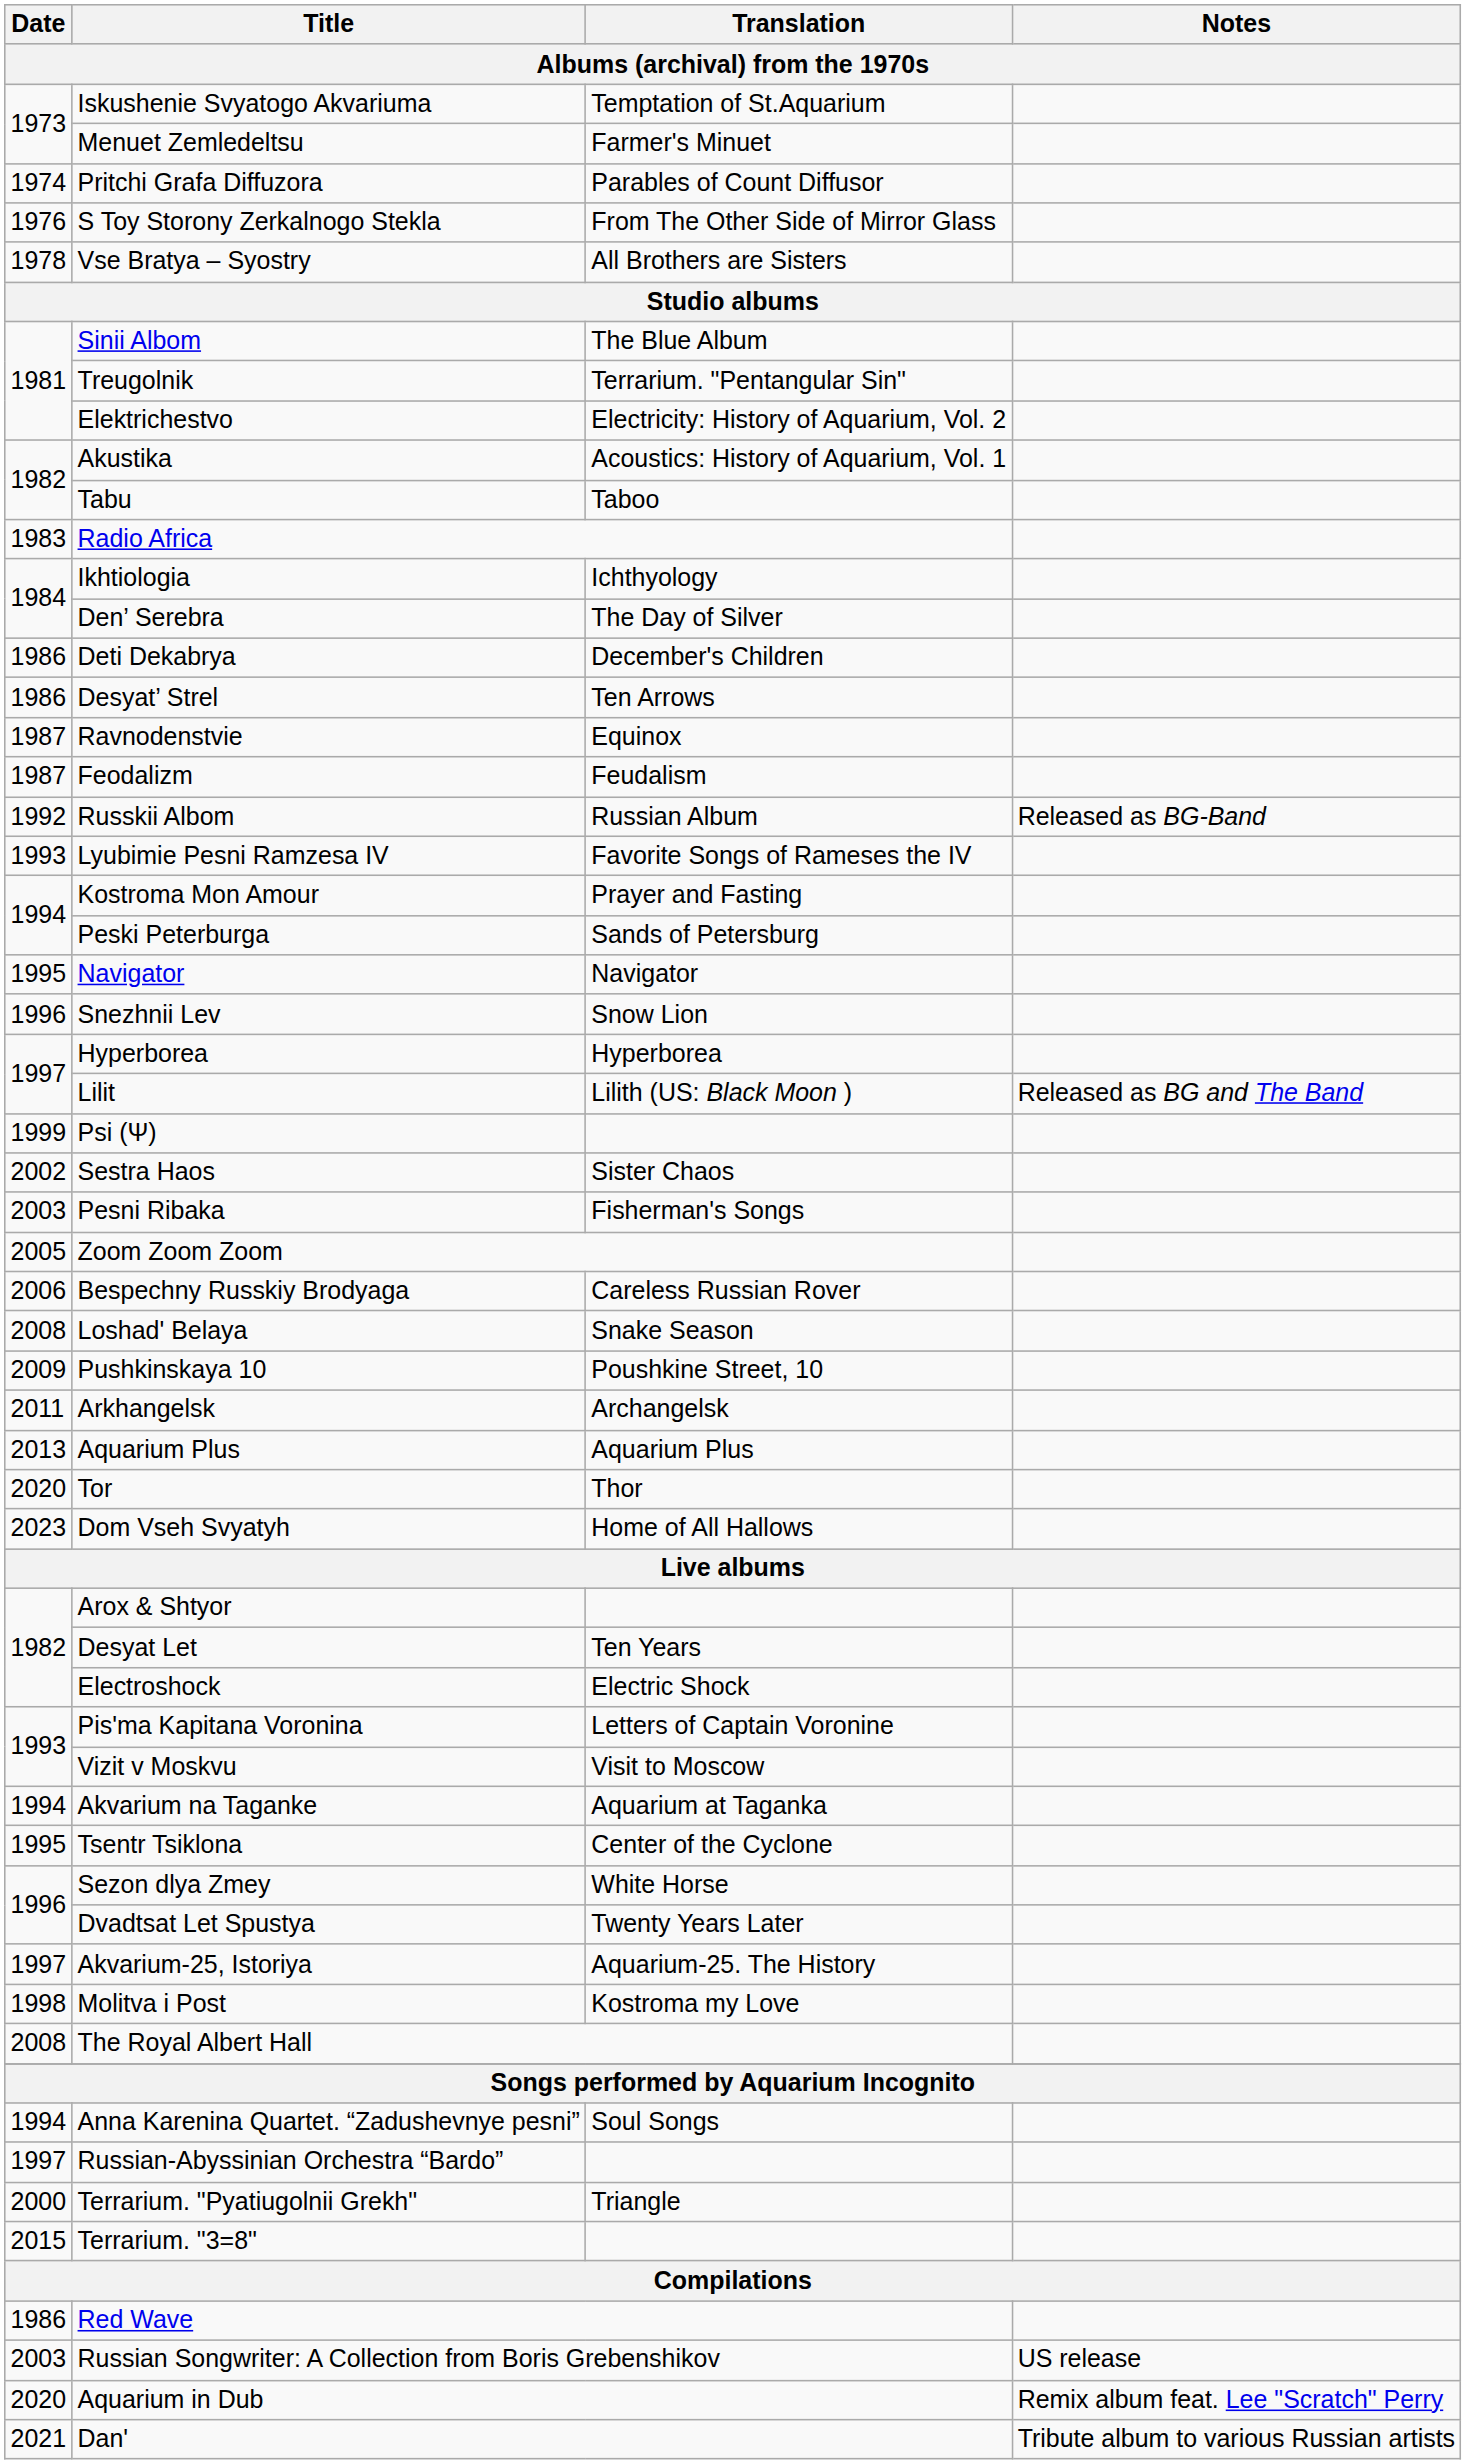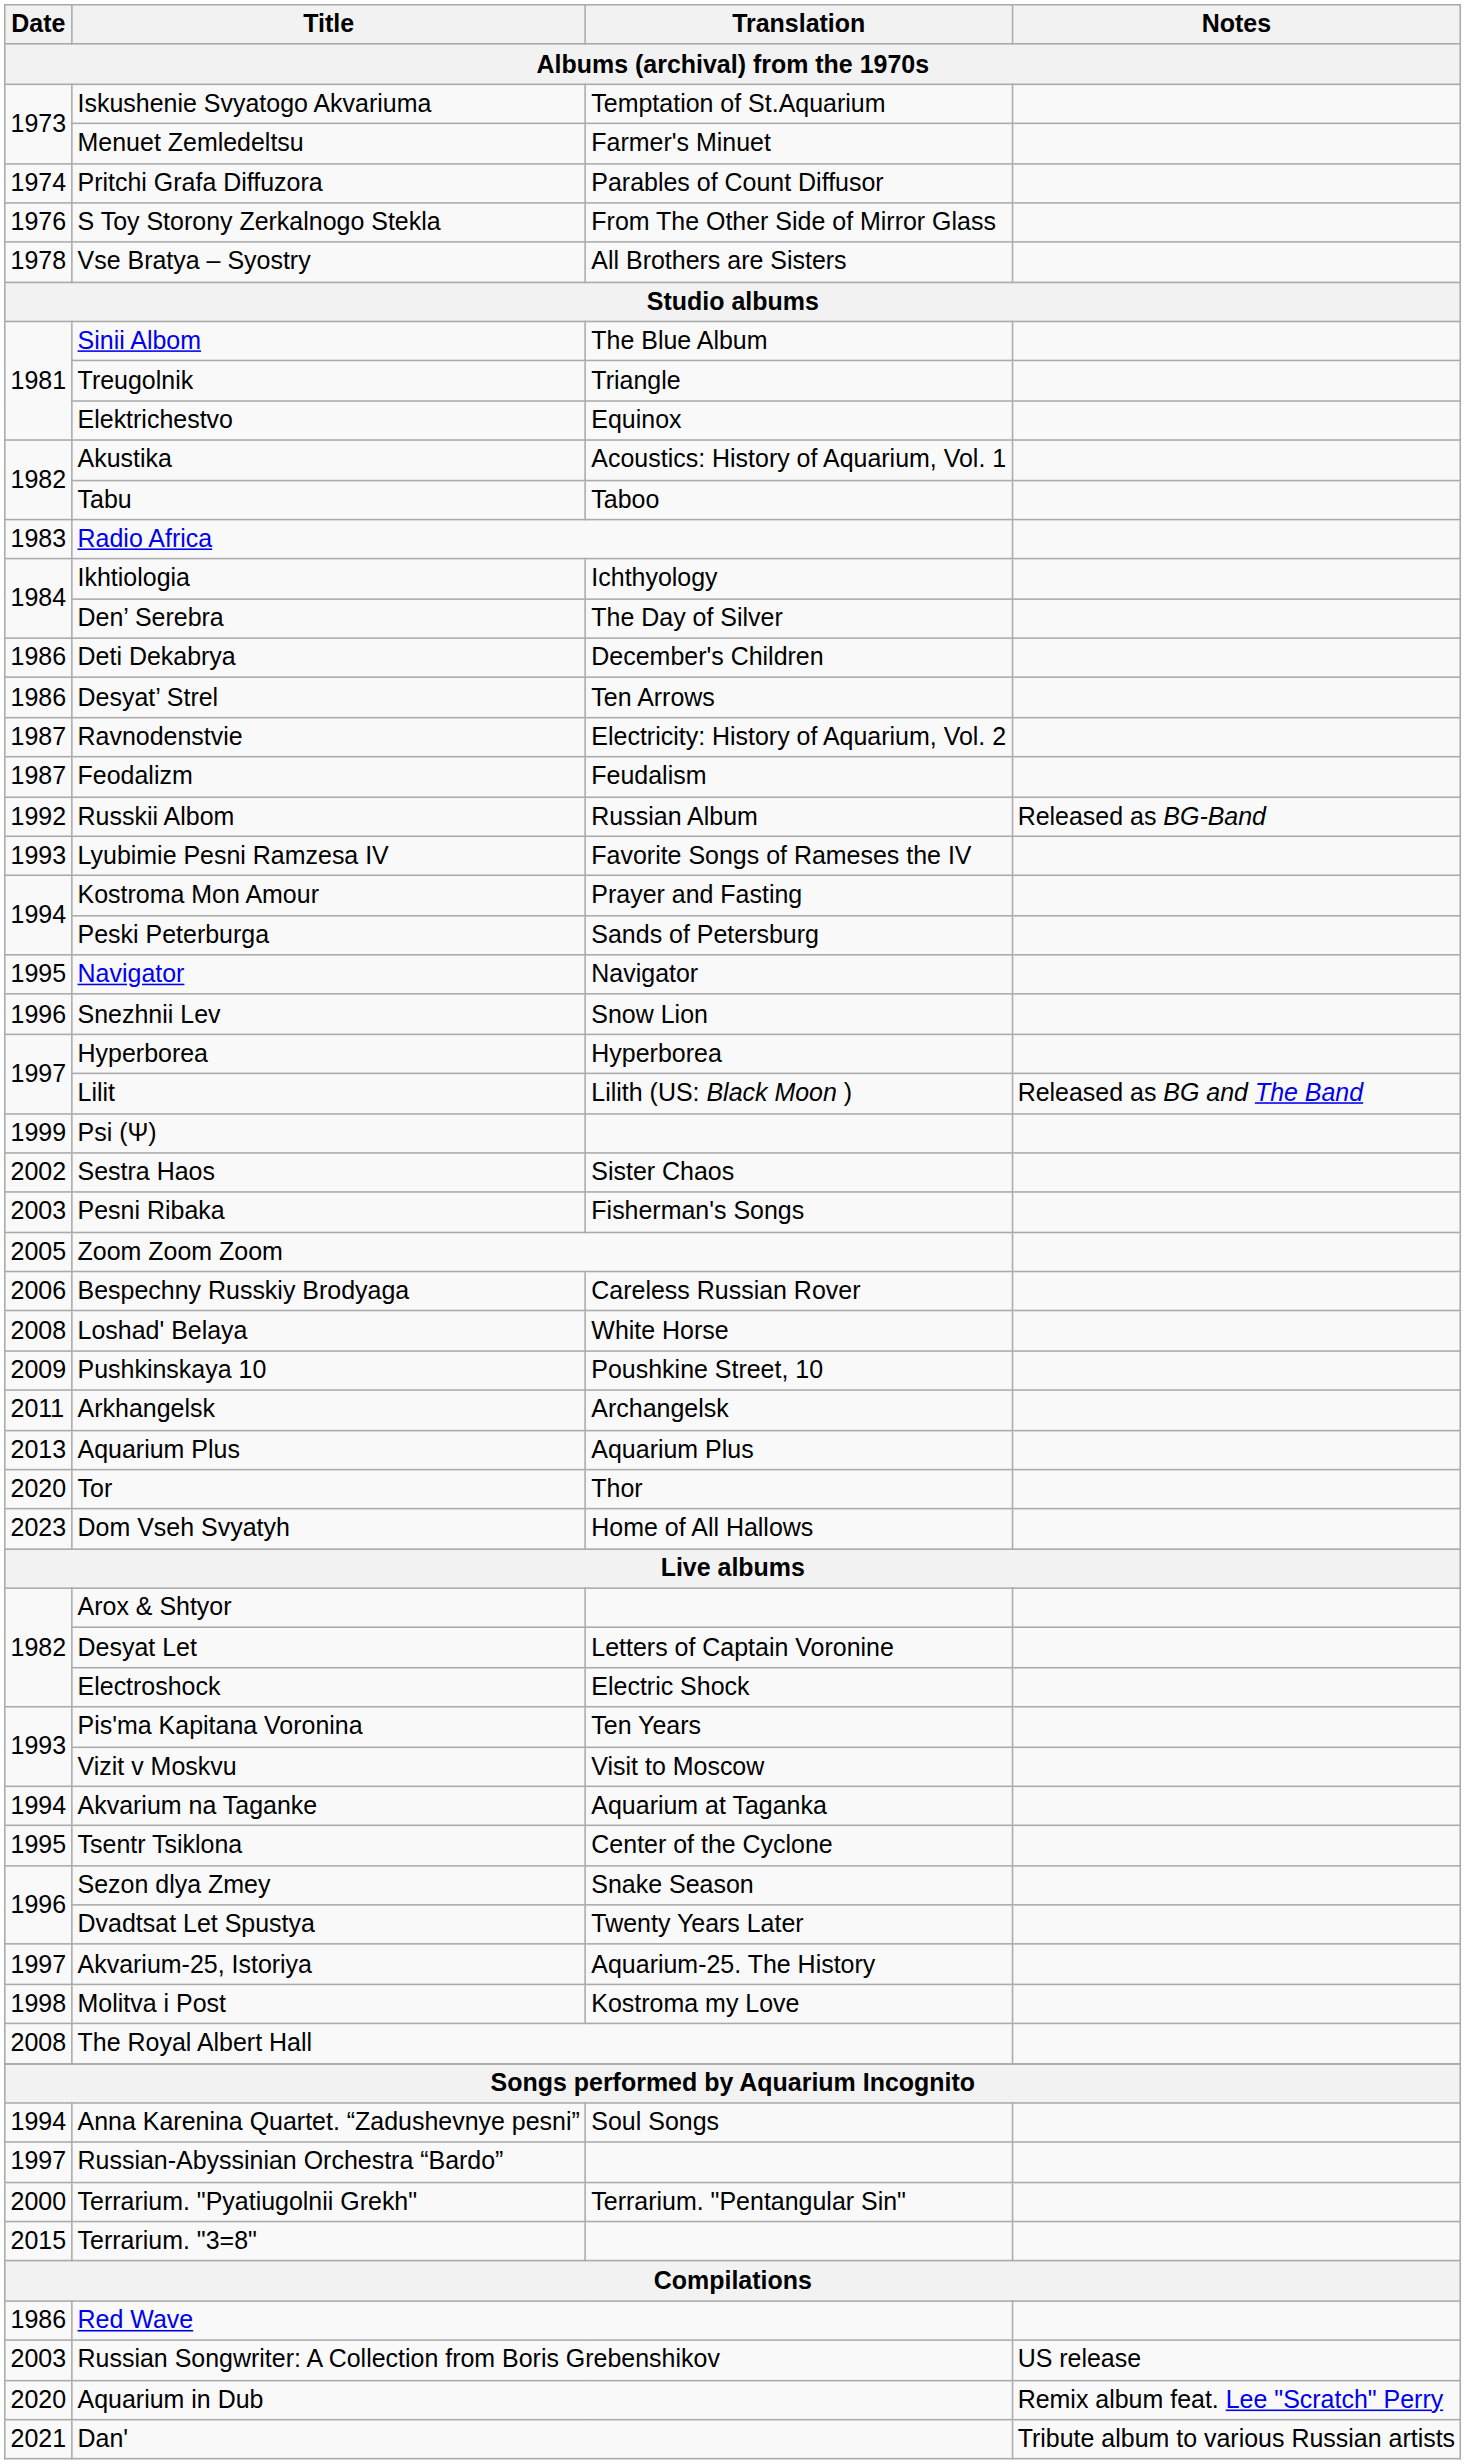(749, 380) Terrarium. "Pentangular Sin" -> (636, 380) Triangle
(799, 420) Electricity: History of Aquarium, Vol. 2 -> (636, 420) Equinox
(636, 736) Equinox -> (799, 736) Electricity: History of Aquarium, Vol. 2
(673, 1330) Snake Season -> (660, 1330) White Horse
(646, 1647) Ten Years -> (743, 1647) Letters of Captain Voronine
(743, 1726) Letters of Captain Voronine -> (646, 1726) Ten Years
(660, 1884) White Horse -> (673, 1884) Snake Season
(636, 2201) Triangle -> (749, 2201) Terrarium. "Pentangular Sin"
